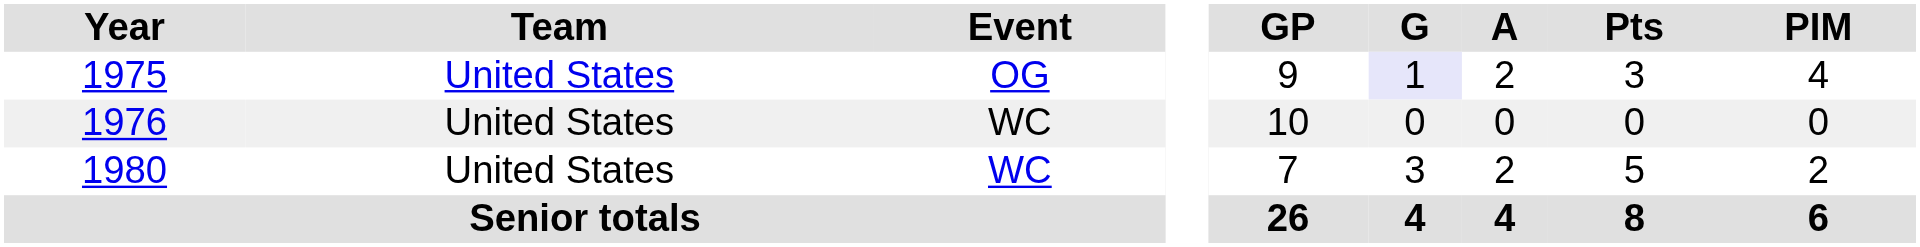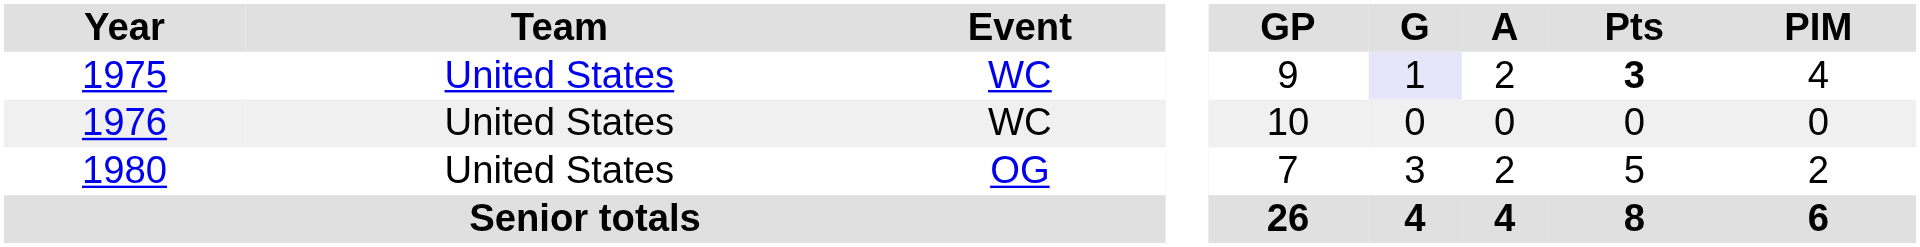(1020, 75) OG -> (1020, 75) WC
(1634, 75) normal -> (1634, 75) bold
(1020, 170) WC -> (1020, 170) OG
